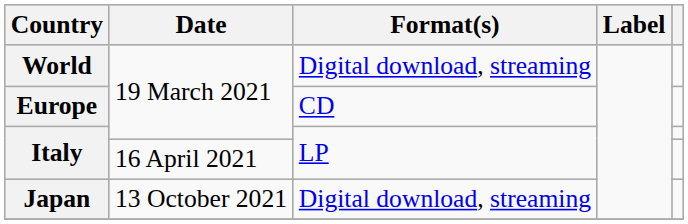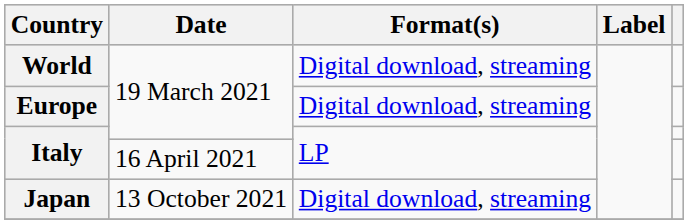(317, 106) CD -> (445, 106) Digital download, streaming
